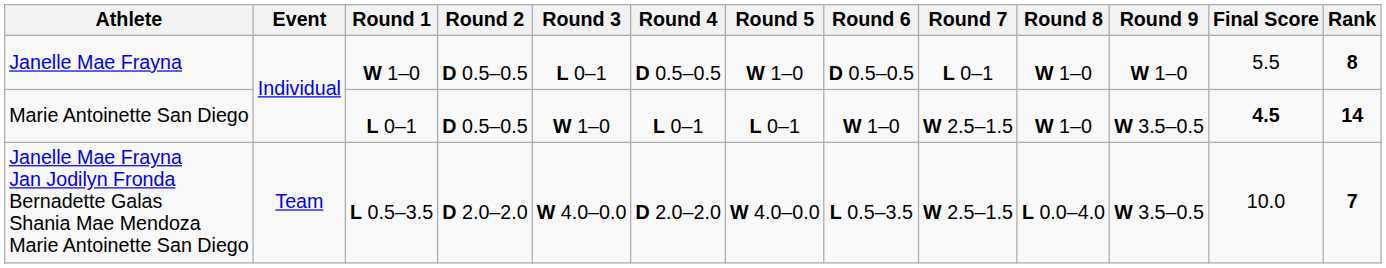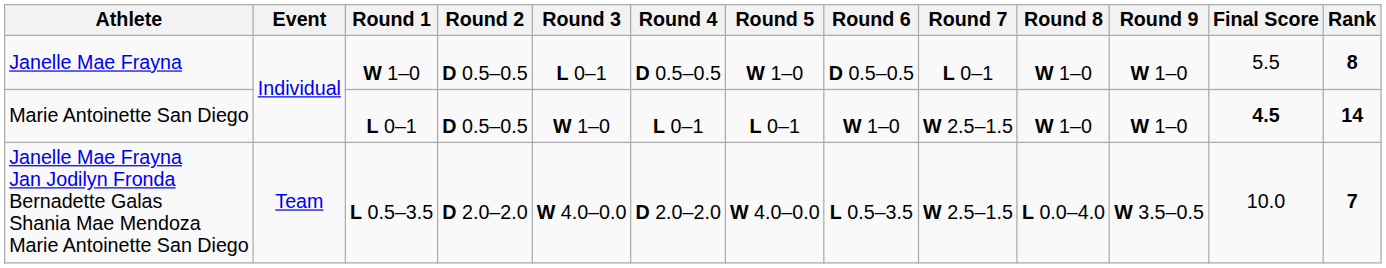(1159, 126) W 3.5–0.5 -> (1159, 126) W 1–0
